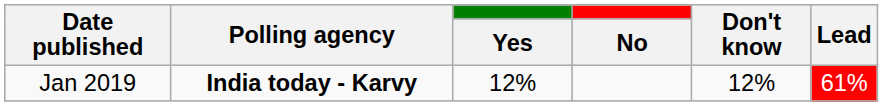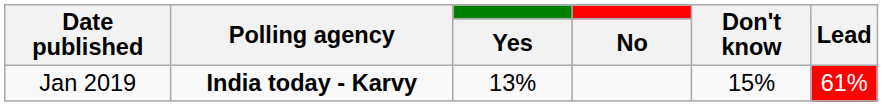(513, 83) 12% -> (513, 83) 13%
(752, 83) 12% -> (752, 83) 15%
